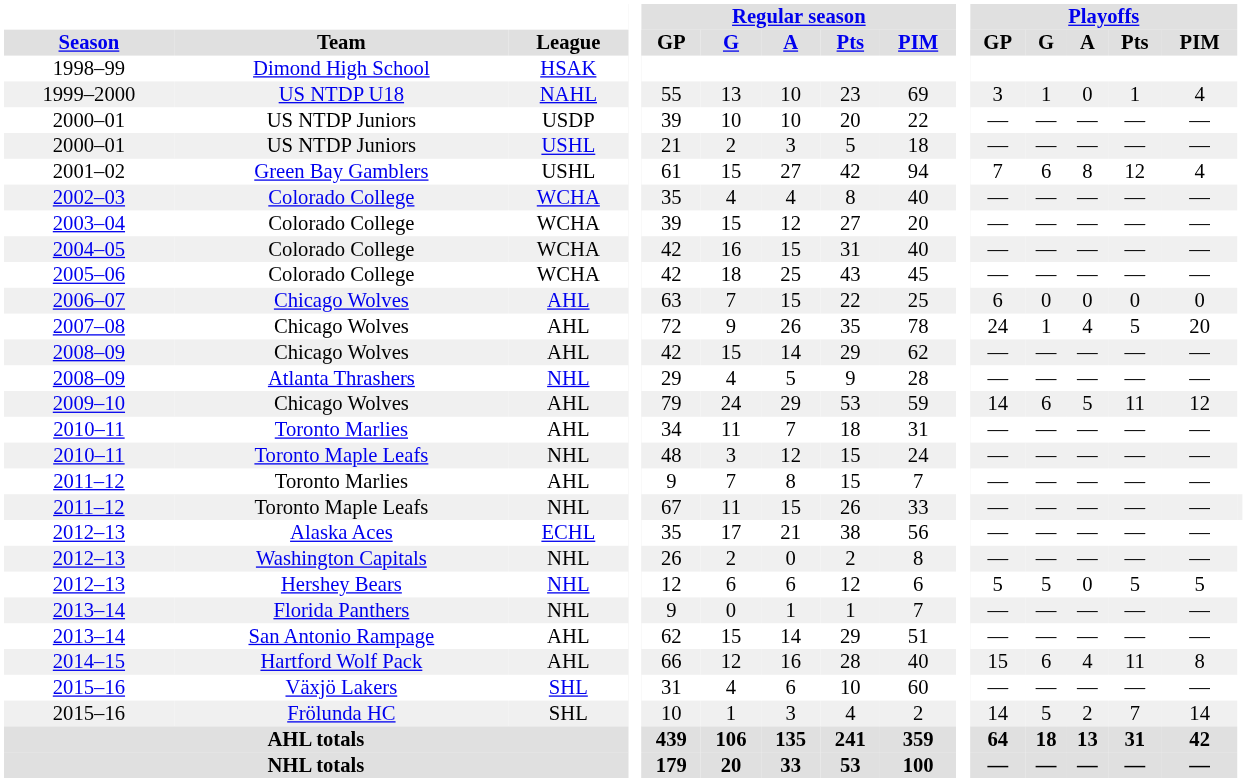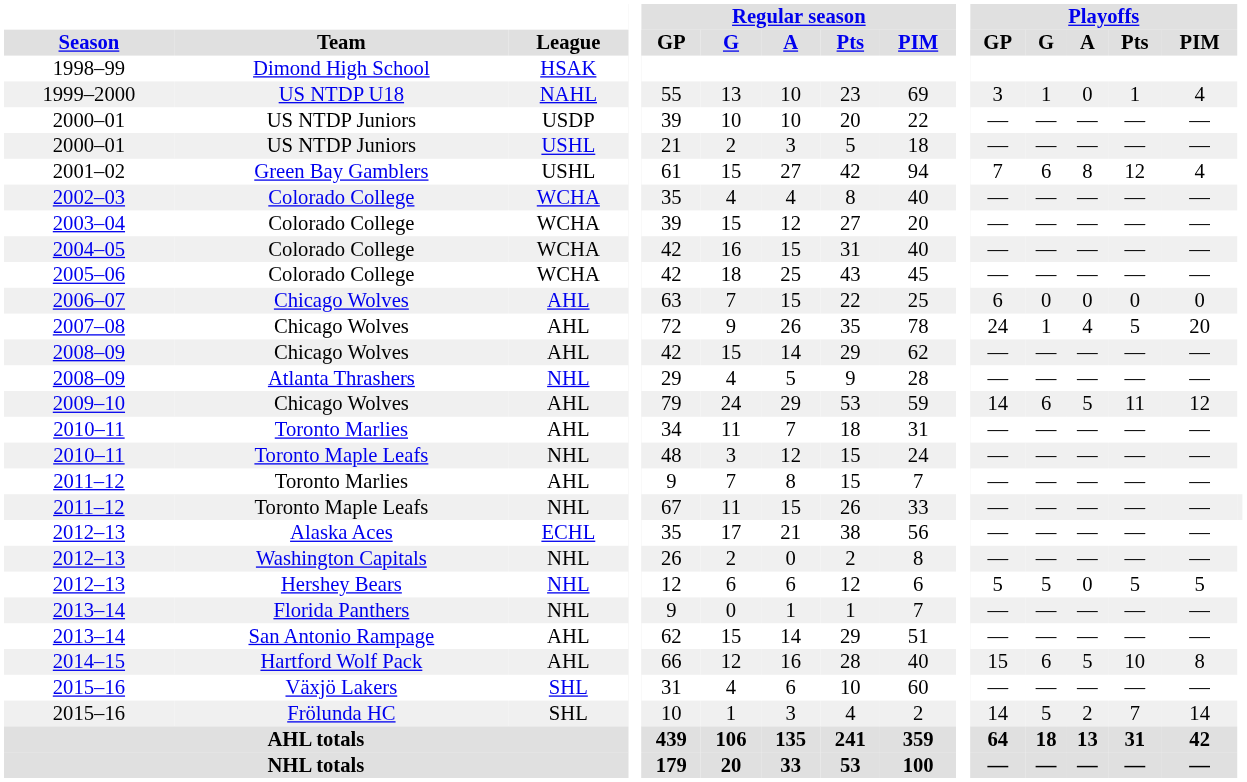(1087, 661) 4 -> (1087, 661) 5
(1135, 661) 11 -> (1135, 661) 10
